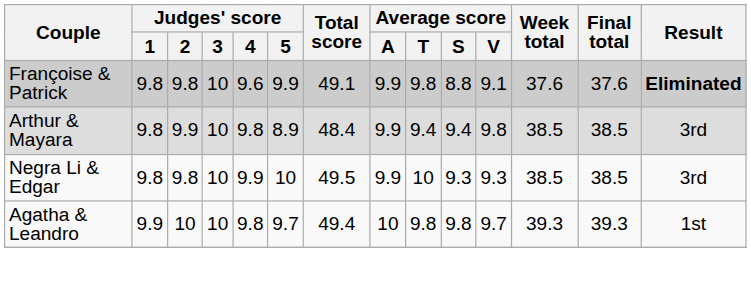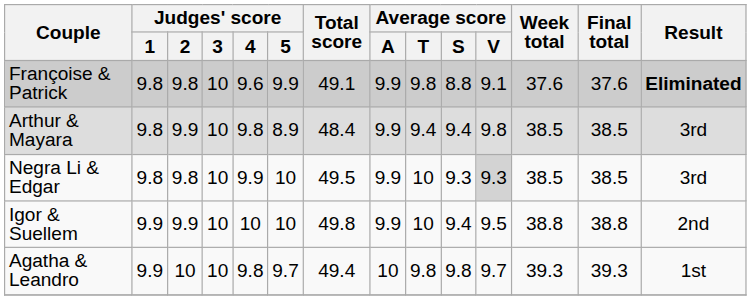(494, 177) no background -> (494, 177) lightgrey background
+ row: (43, 224)
